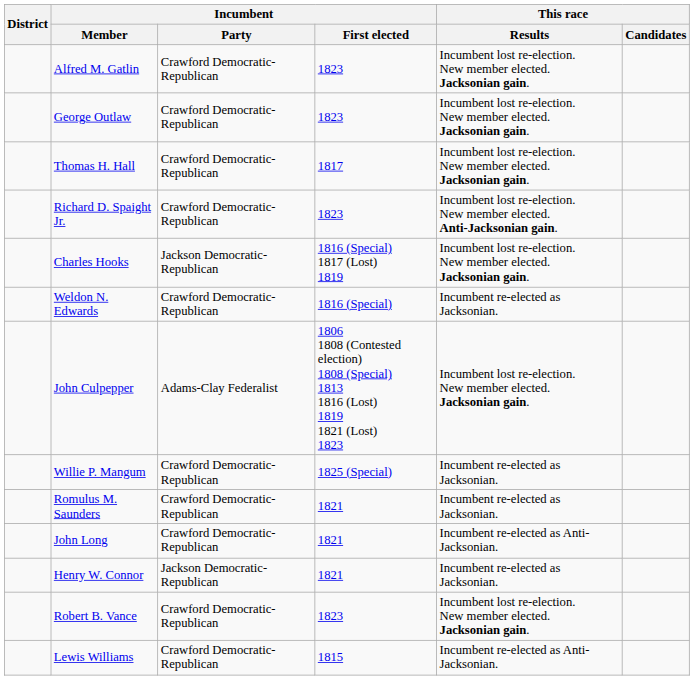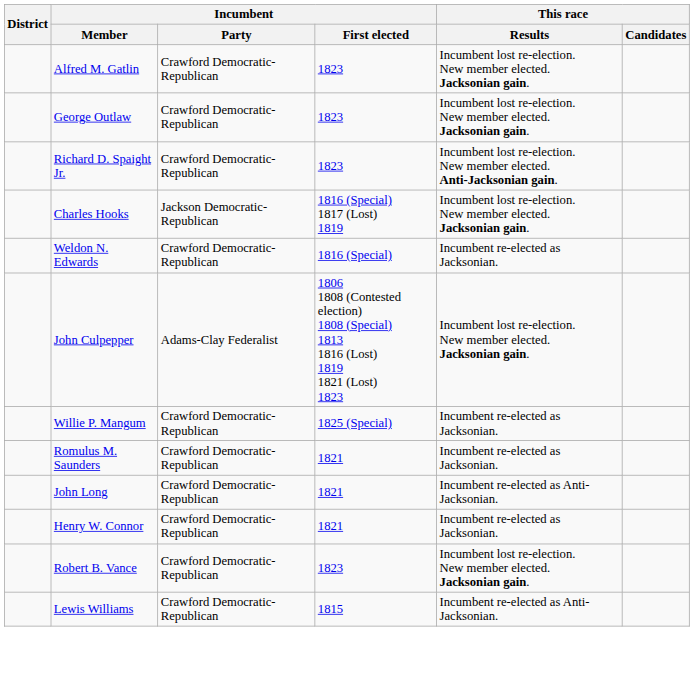- row: (94, 165)
(214, 575) Jackson Democratic-Republican -> (218, 526) Crawford Democratic-Republican
